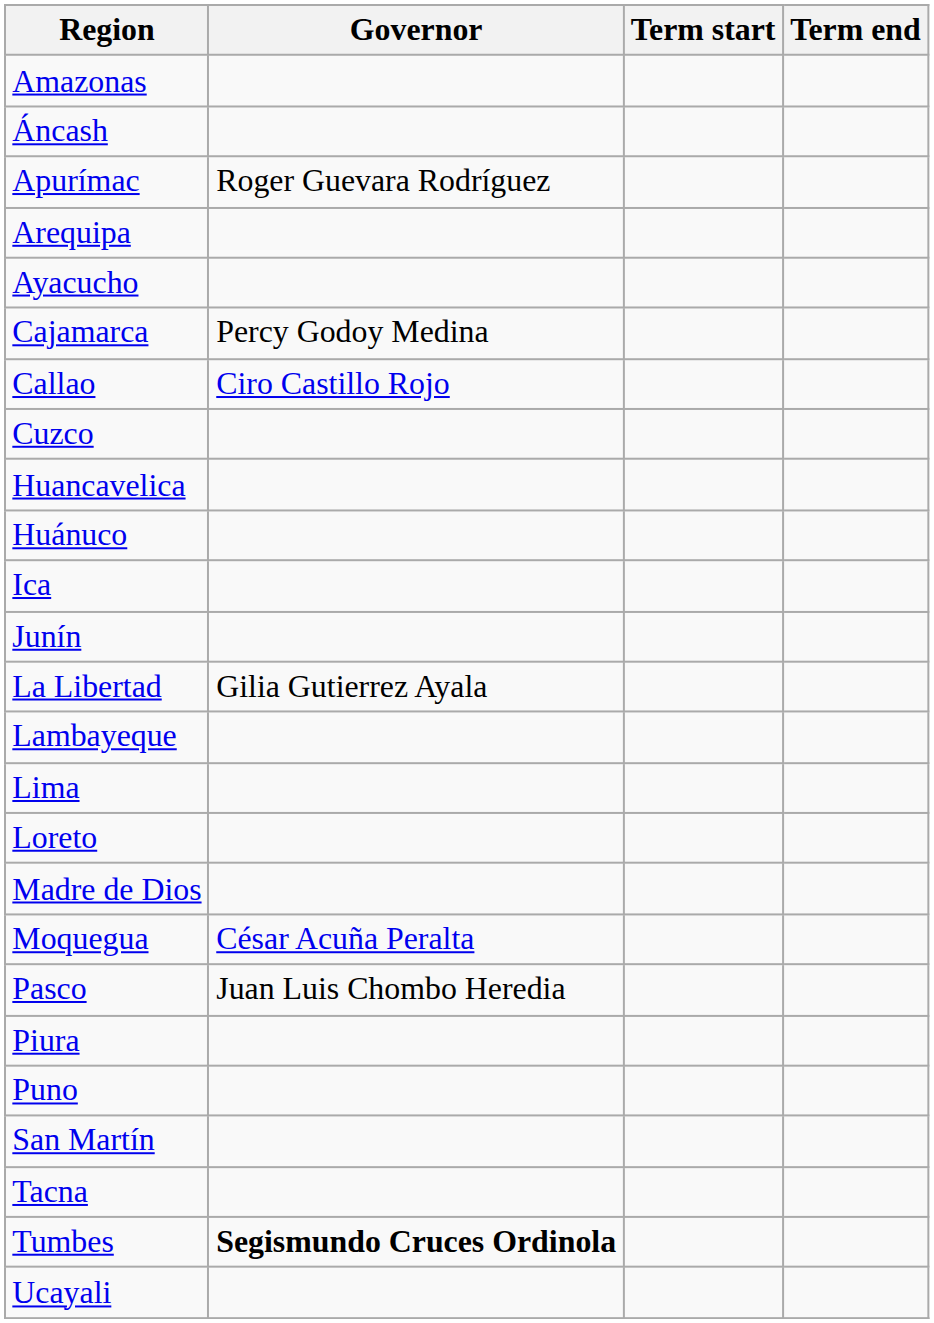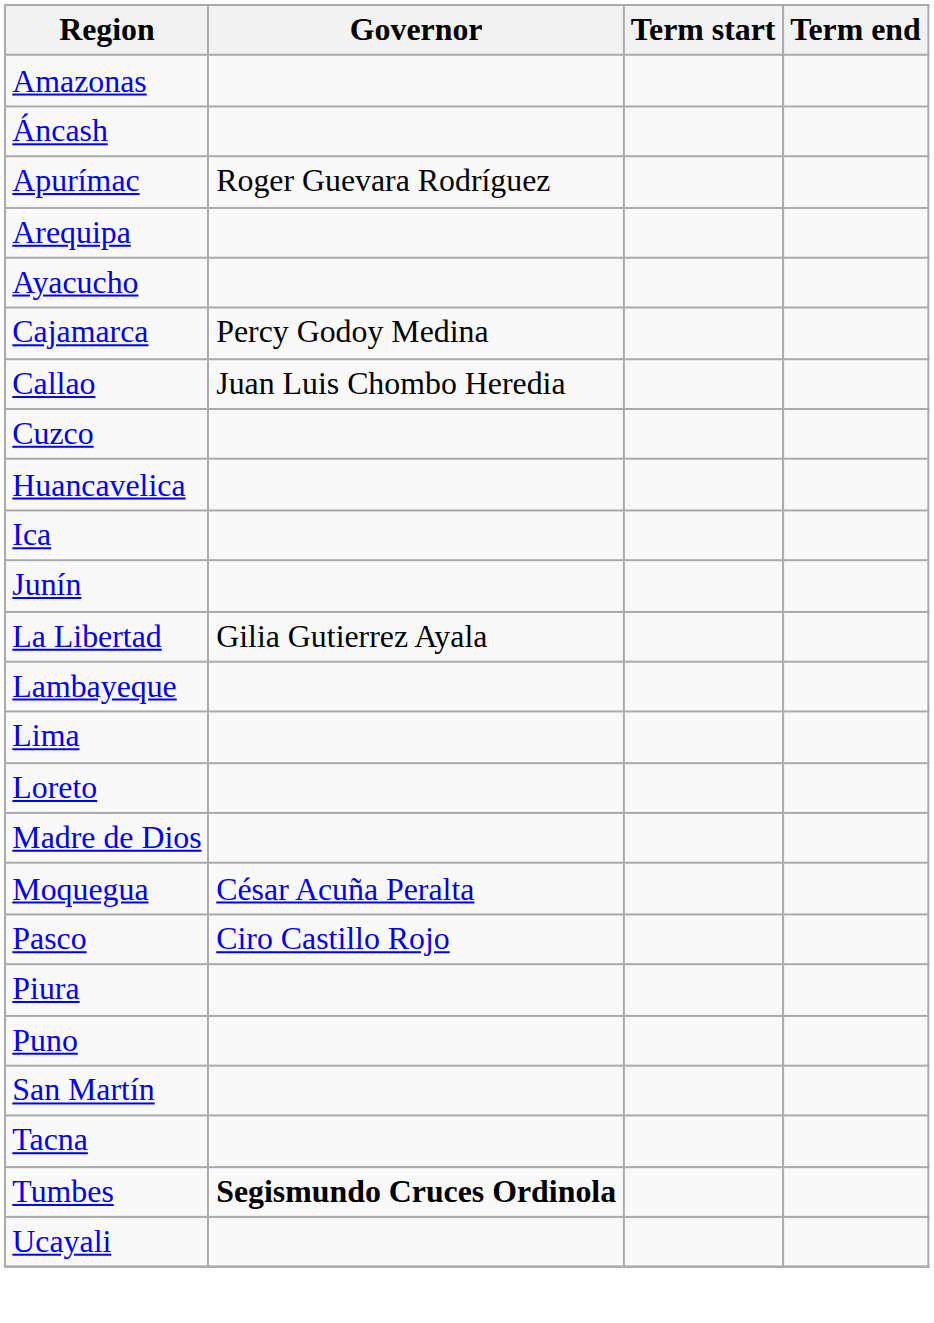(333, 383) Ciro Castillo Rojo -> (391, 383) Juan Luis Chombo Heredia
- row: (70, 534)
(391, 989) Juan Luis Chombo Heredia -> (333, 938) Ciro Castillo Rojo
